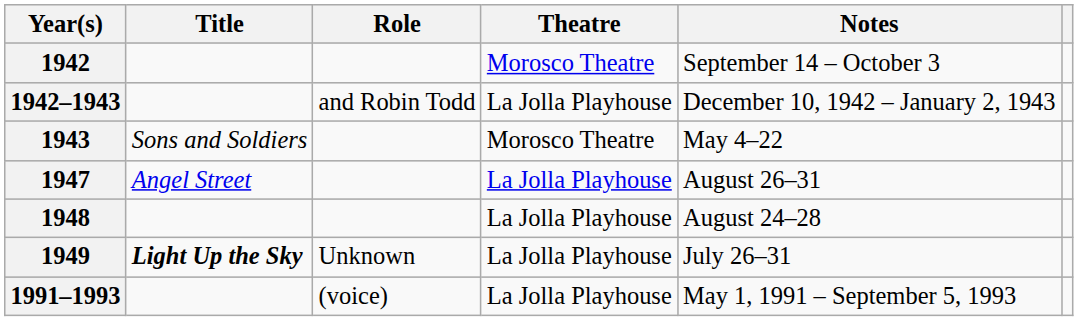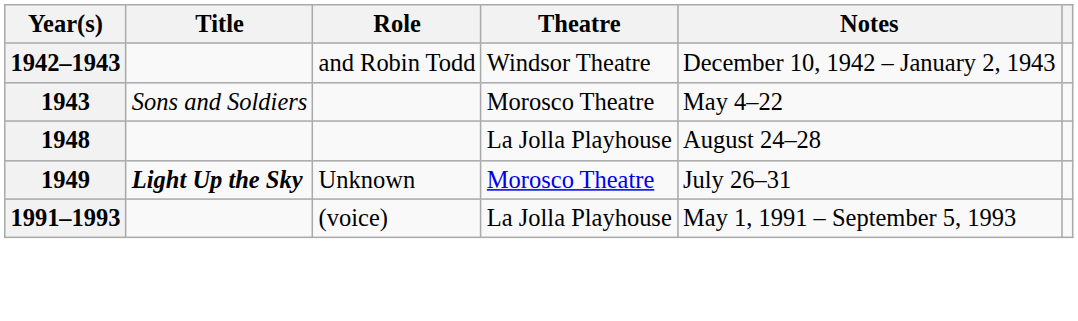- row: (65, 62)
(579, 101) La Jolla Playhouse -> (569, 62) Windsor Theatre
- row: (65, 179)
(579, 256) La Jolla Playhouse -> (571, 179) Morosco Theatre
